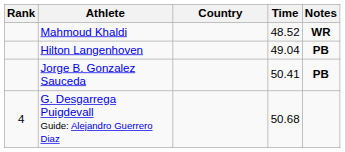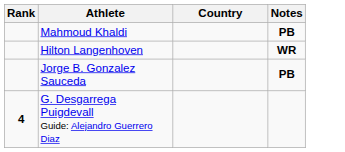- column: (285, 13)
(321, 31) WR -> (287, 31) PB
(321, 50) PB -> (287, 50) WR
(21, 119) normal -> (21, 119) bold
